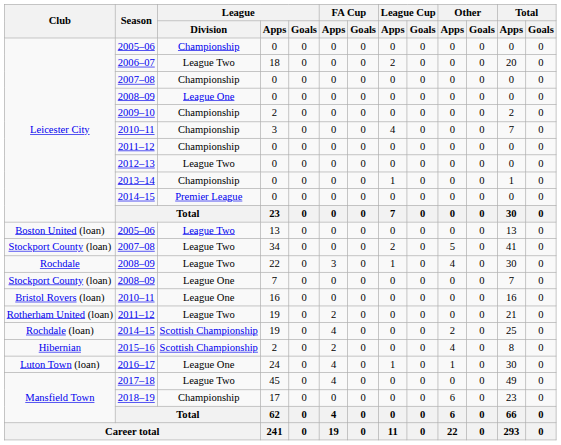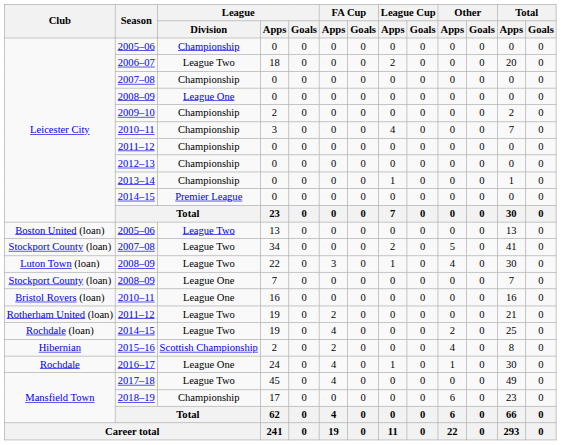(209, 163) League Two -> (209, 163) Championship
(60, 264) Rochdale -> (60, 264) Luton Town (loan)
(209, 331) Scottish Championship -> (209, 331) League Two
(60, 364) Luton Town (loan) -> (60, 364) Rochdale
